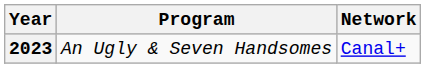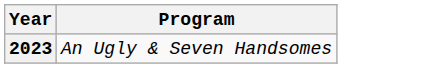- column: (379, 19)
